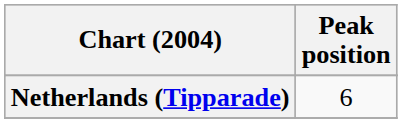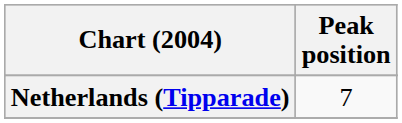(346, 96) 6 -> (346, 96) 7
